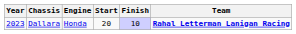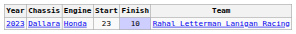(106, 23) 20 -> (106, 23) 23
(221, 23) bold -> (221, 23) normal
